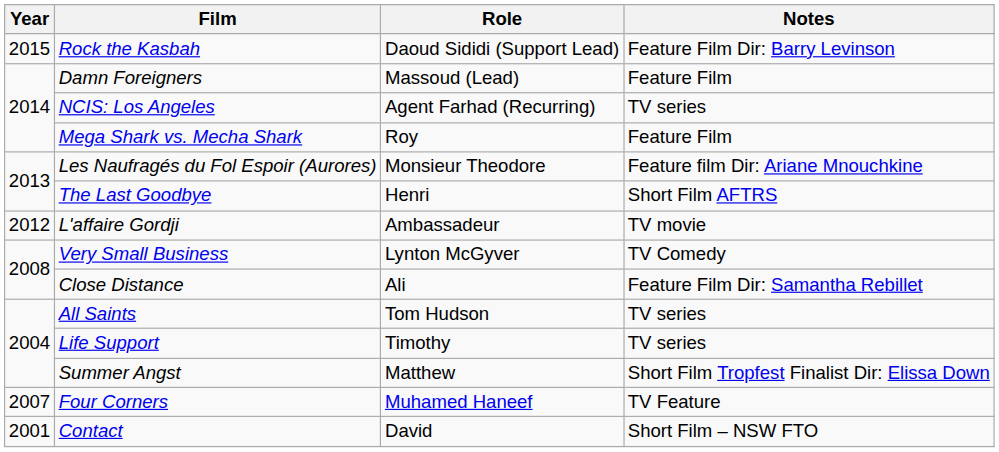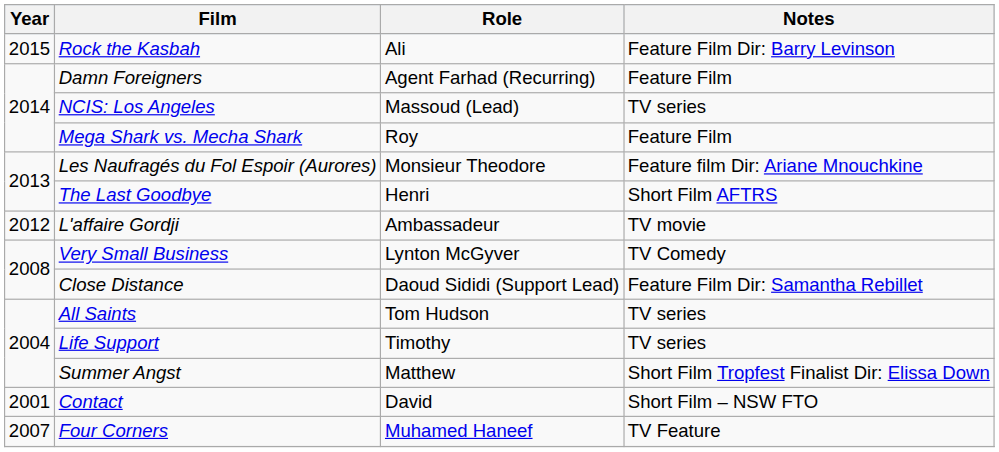(502, 48) Daoud Sididi (Support Lead) -> (395, 48) Ali
(452, 78) Massoud (Lead) -> (490, 78) Agent Farhad (Recurring)
(490, 107) Agent Farhad (Recurring) -> (452, 107) Massoud (Lead)
(395, 284) Ali -> (502, 284) Daoud Sididi (Support Lead)
rows swapped: (113, 401) <-> (91, 431)
